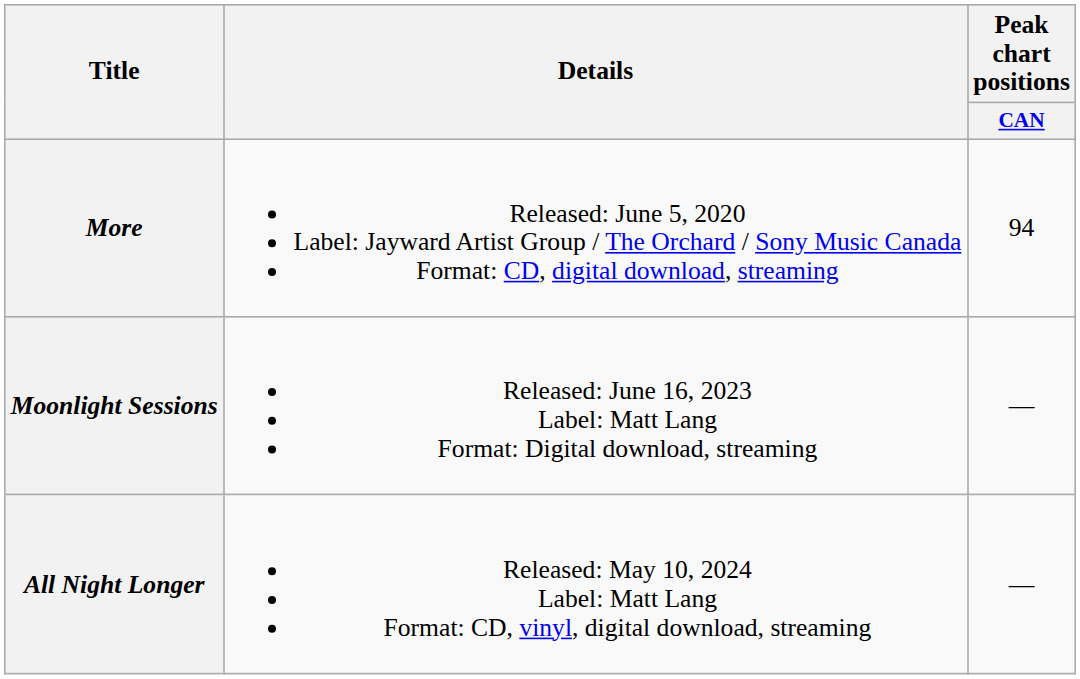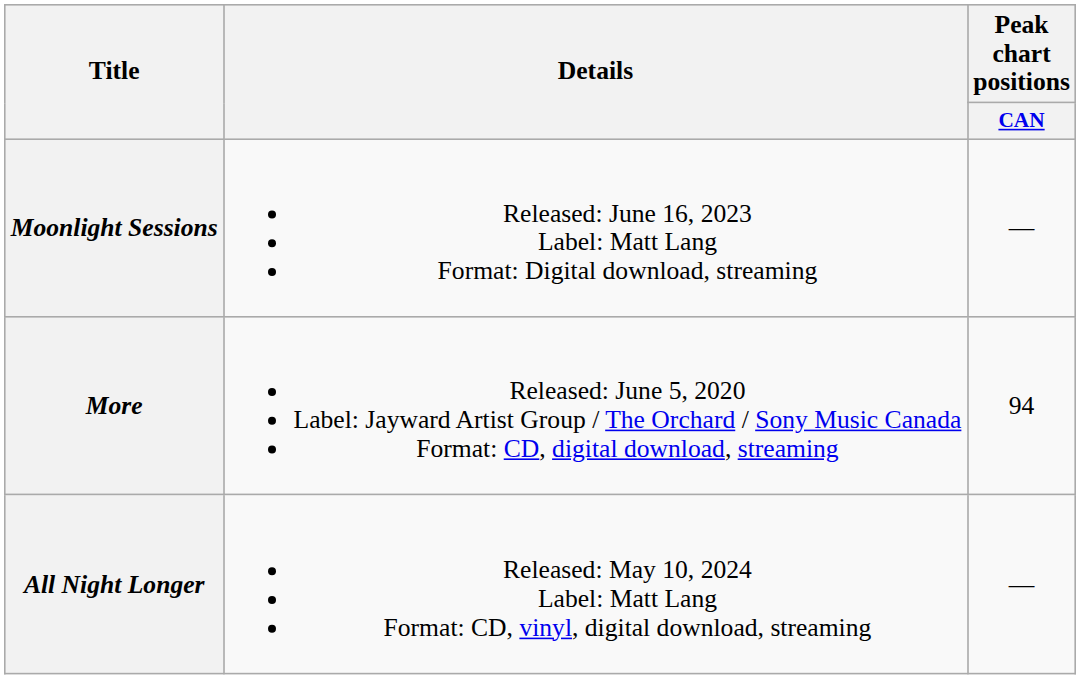rows swapped: (114, 227) <-> (114, 405)
